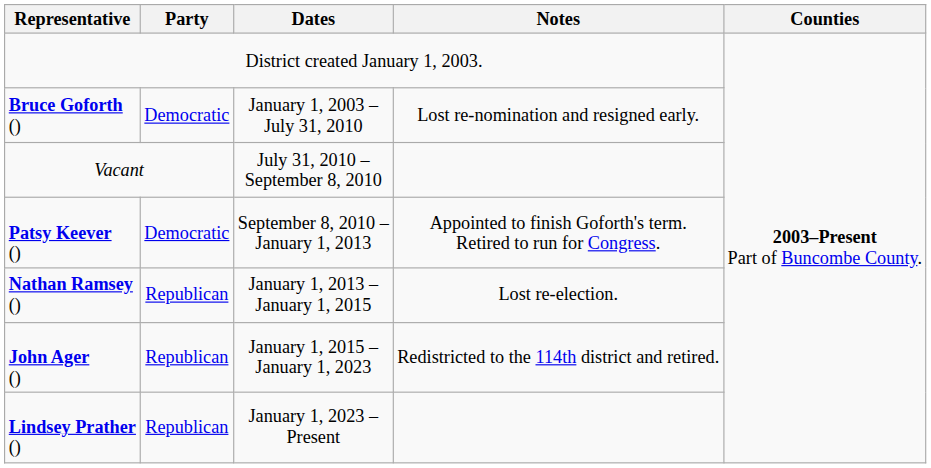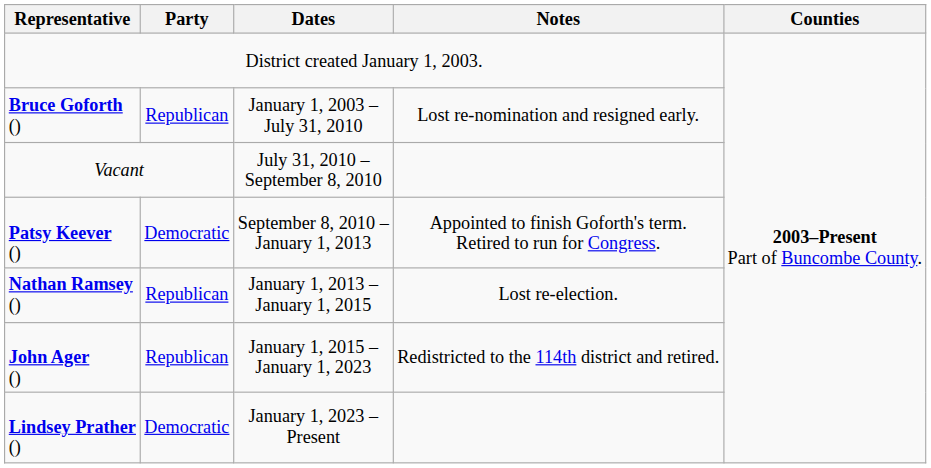(187, 115) Democratic -> (187, 115) Republican
(187, 427) Republican -> (187, 427) Democratic
